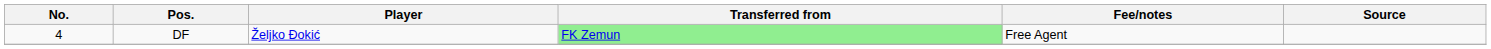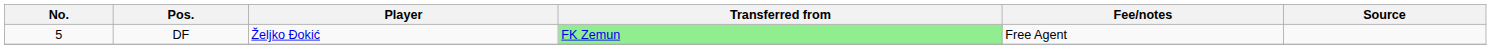(59, 35) 4 -> (59, 35) 5
